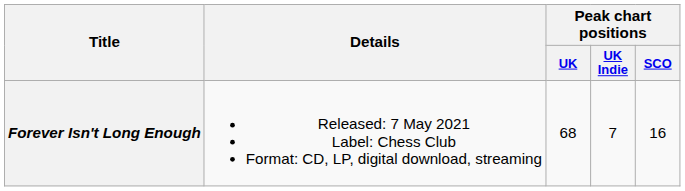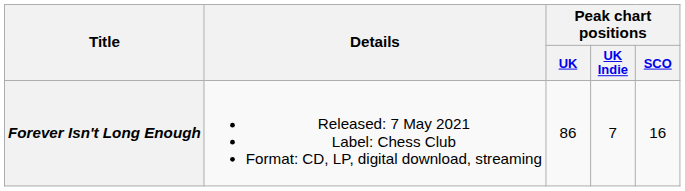(568, 133) 68 -> (568, 133) 86
